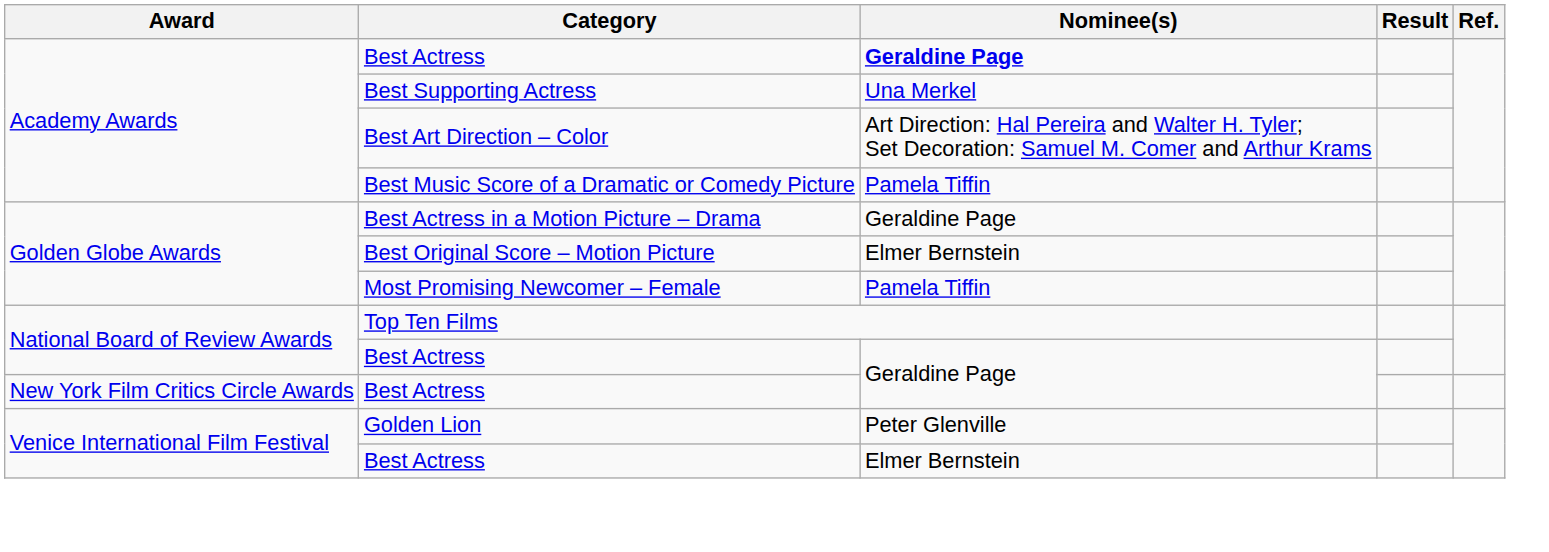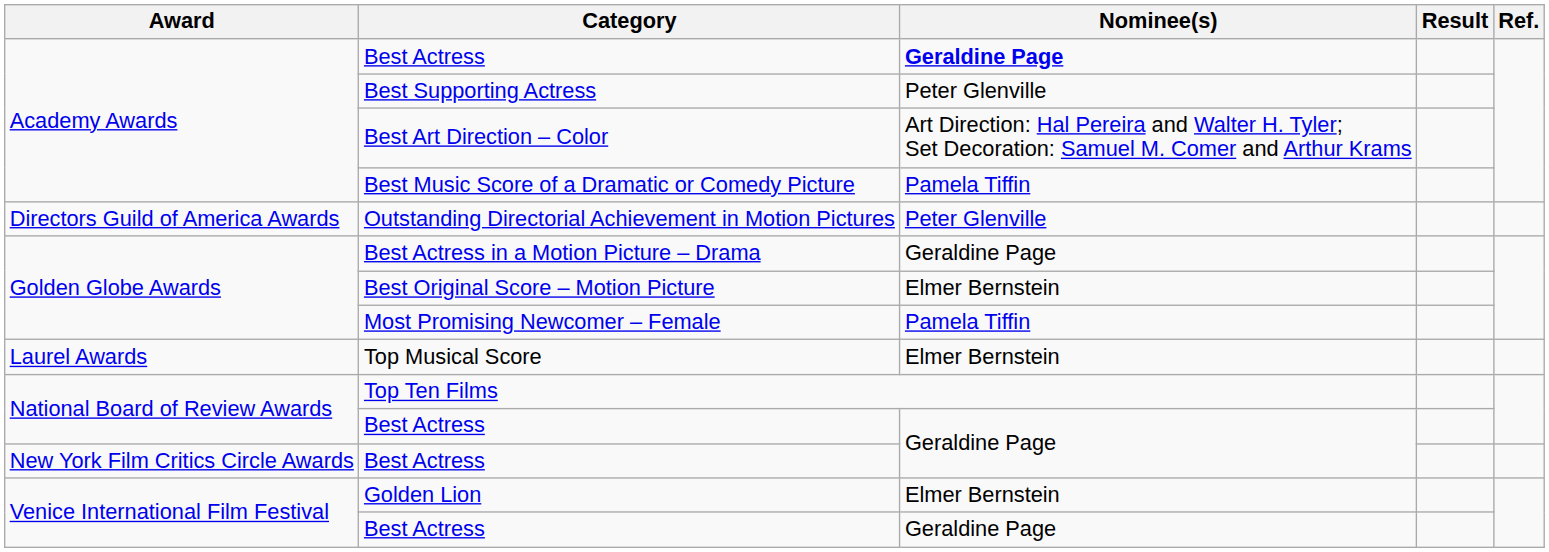(921, 90) Una Merkel -> (976, 90) Peter Glenville
+ row: (175, 218)
+ row: (78, 356)
(936, 425) Peter Glenville -> (982, 494) Elmer Bernstein
(942, 460) Elmer Bernstein -> (981, 529) Geraldine Page
